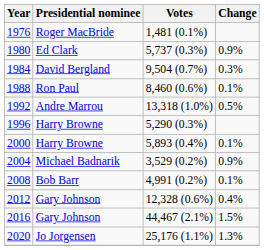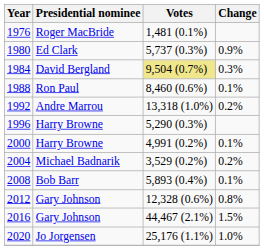(176, 69) no background -> (176, 69) khaki background
(230, 106) 0.5% -> (230, 106) 0.2%
(176, 143) 5,893 (0.4%) -> (176, 143) 4,991 (0.2%)
(230, 161) 0.9% -> (230, 161) 0.2%
(176, 180) 4,991 (0.2%) -> (176, 180) 5,893 (0.4%)
(230, 198) 0.4% -> (230, 198) 0.8%
(230, 236) 1.3% -> (230, 236) 1.0%
